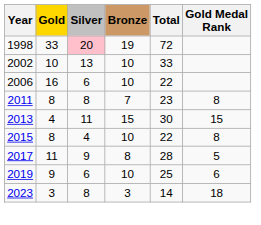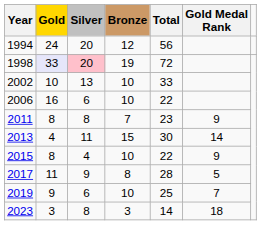+ row: (20, 45)
(52, 45) no background -> (52, 64) lavender background
(217, 101) 8 -> (217, 119) 9
(217, 119) 15 -> (217, 138) 14
(217, 138) 8 -> (217, 156) 9
(217, 174) 6 -> (217, 193) 7
